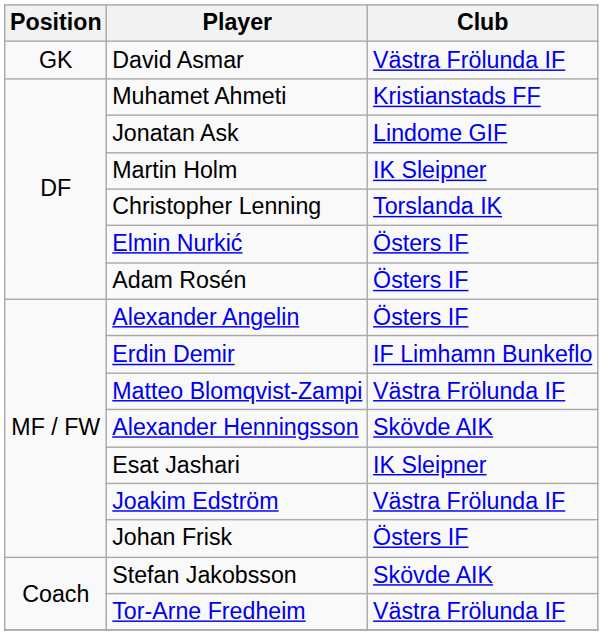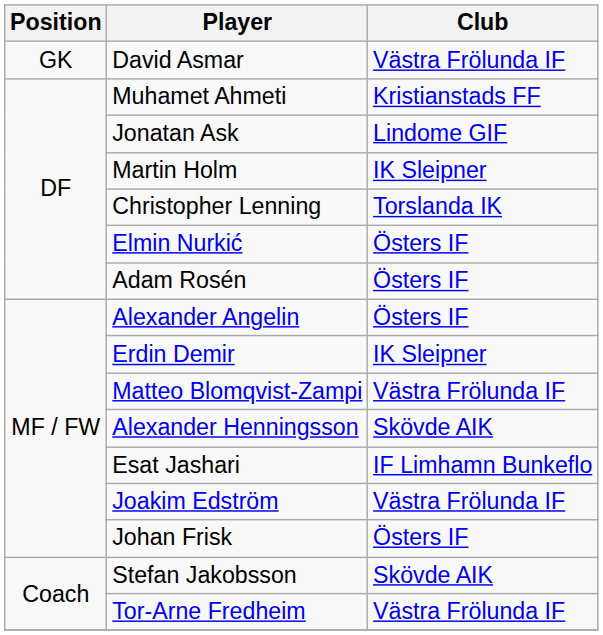(483, 354) IF Limhamn Bunkeflo -> (430, 354) IK Sleipner
(430, 464) IK Sleipner -> (483, 464) IF Limhamn Bunkeflo
